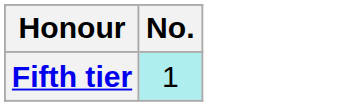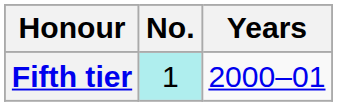+ column: (267, 28)
